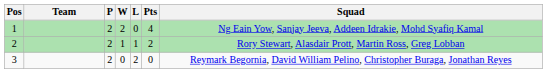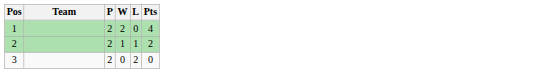- column: (351, 12)
